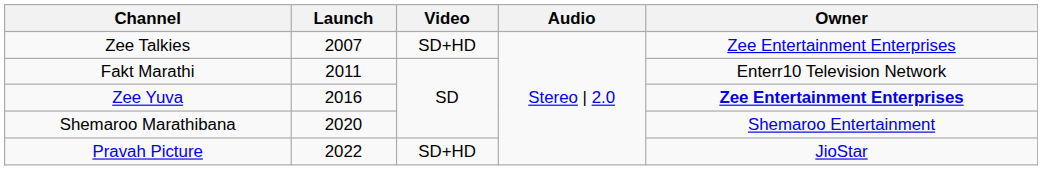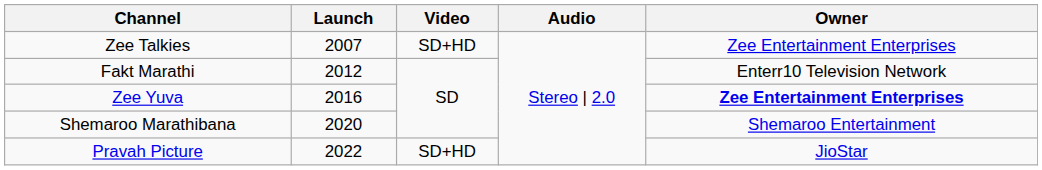(343, 72) 2011 -> (343, 72) 2012
